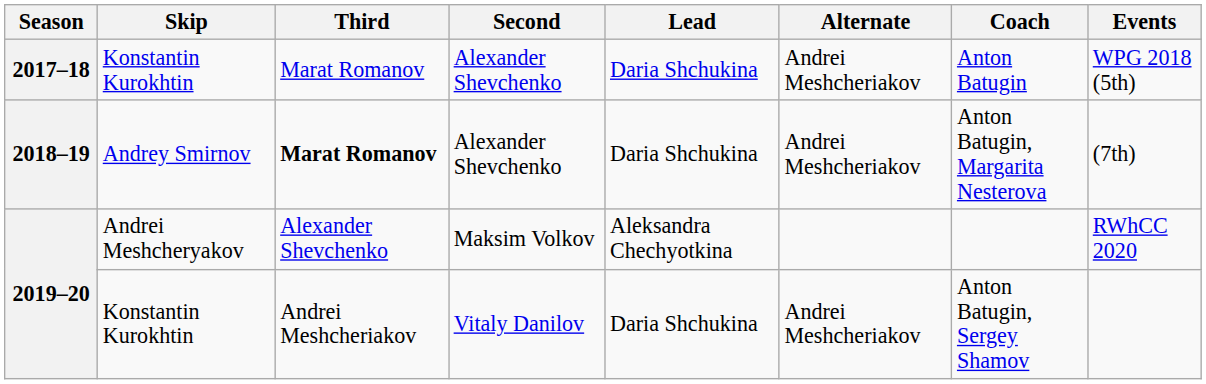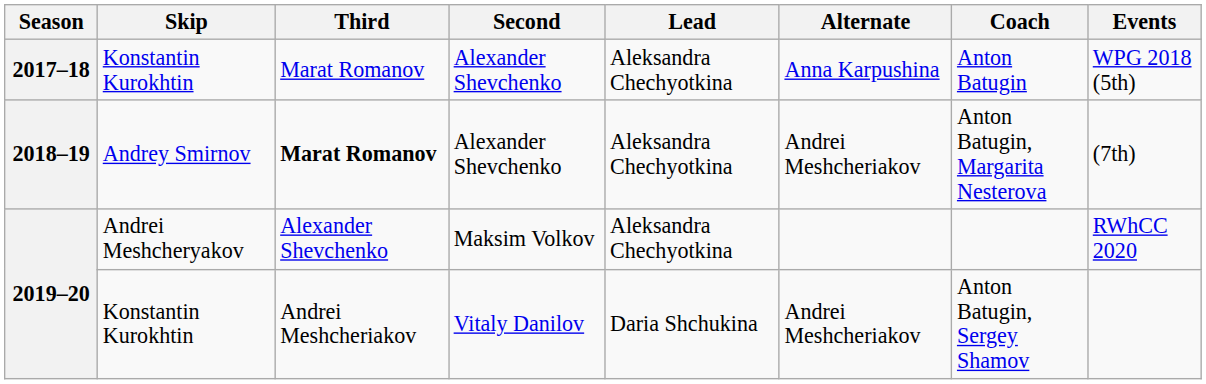(684, 69) Daria Shchukina -> (671, 69) Aleksandra Chechyotkina
(852, 69) Andrei Meshcheriakov -> (862, 69) Anna Karpushina
(684, 154) Daria Shchukina -> (671, 154) Aleksandra Chechyotkina
